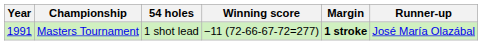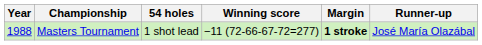(19, 31) 1991 -> (19, 31) 1988
